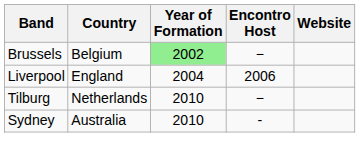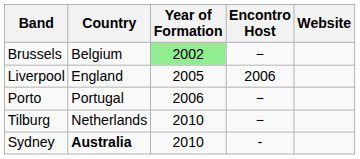(188, 76) 2004 -> (188, 76) 2005
+ row: (25, 98)
(99, 120) normal -> (101, 143) bold
